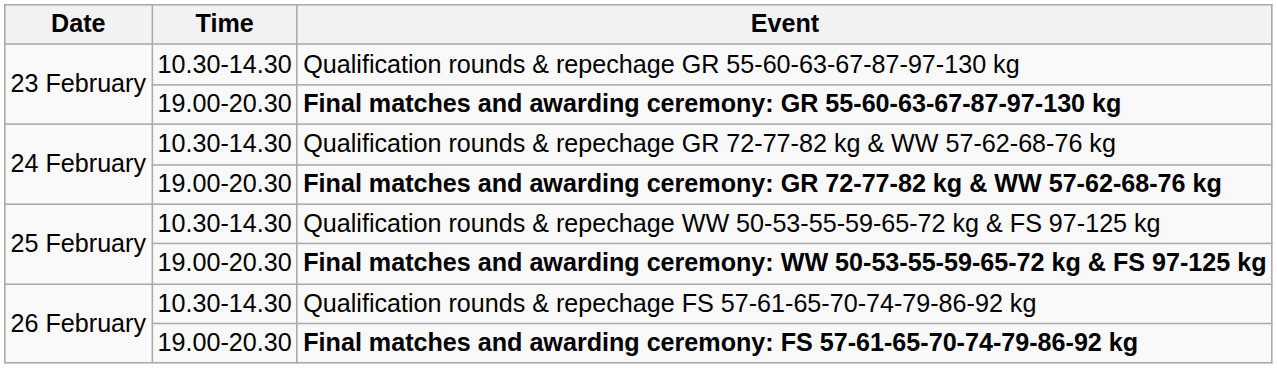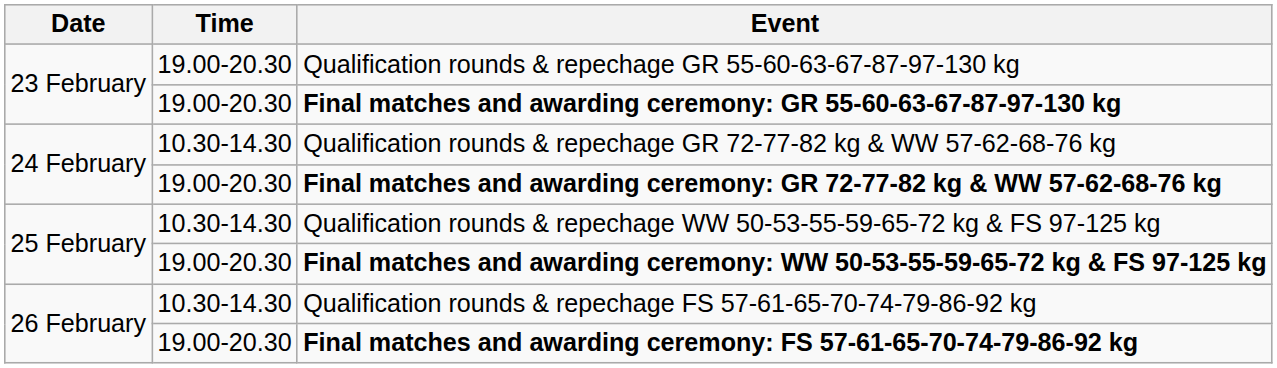(225, 64) 10.30-14.30 -> (225, 64) 19.00-20.30
